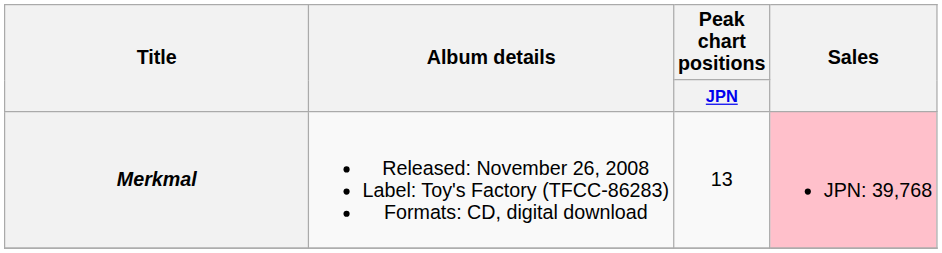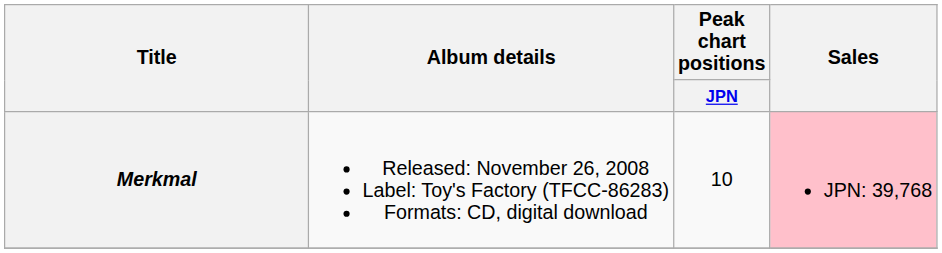(722, 179) 13 -> (722, 179) 10
